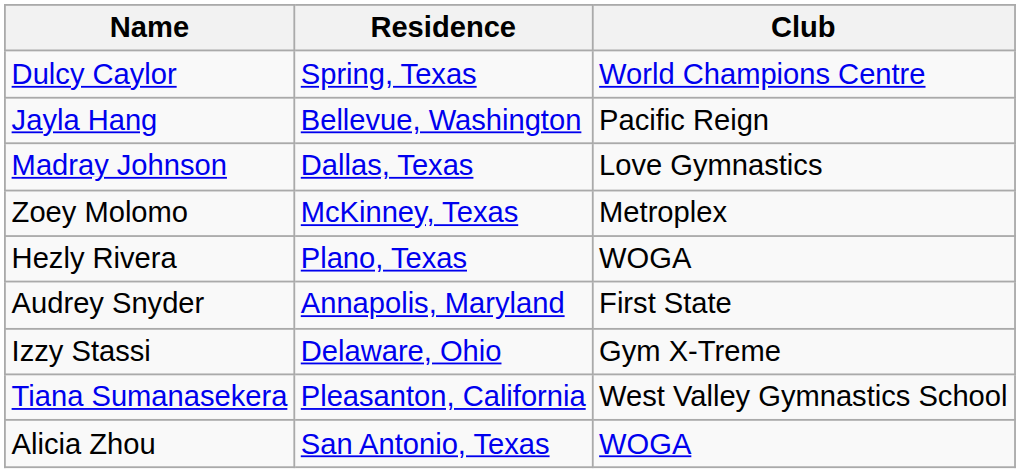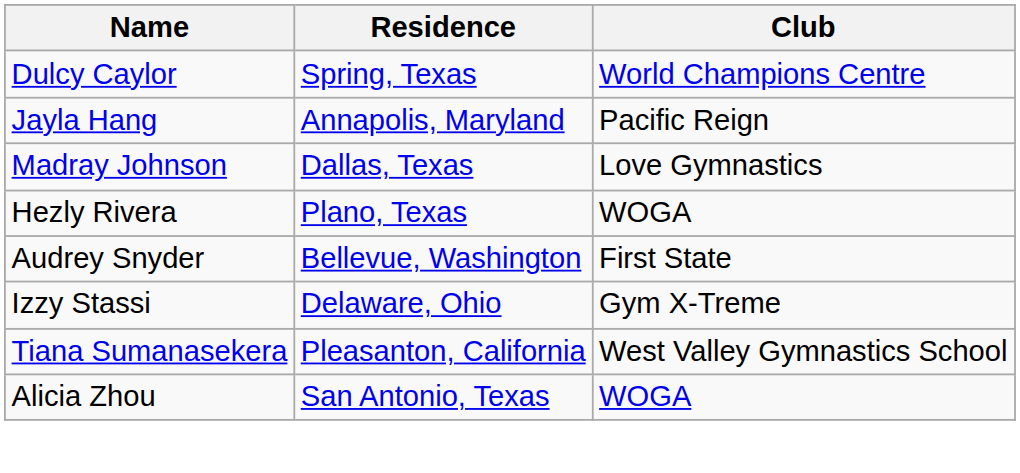(441, 119) Bellevue, Washington -> (433, 119) Annapolis, Maryland
- row: (100, 212)
(433, 304) Annapolis, Maryland -> (441, 258) Bellevue, Washington
